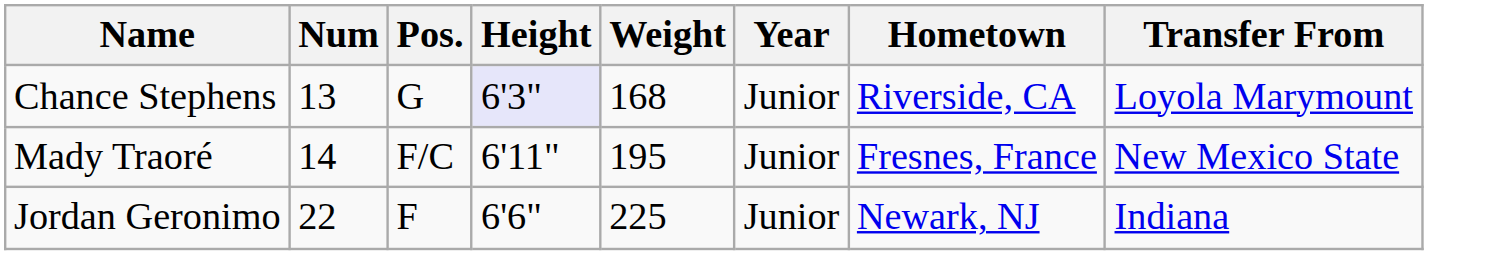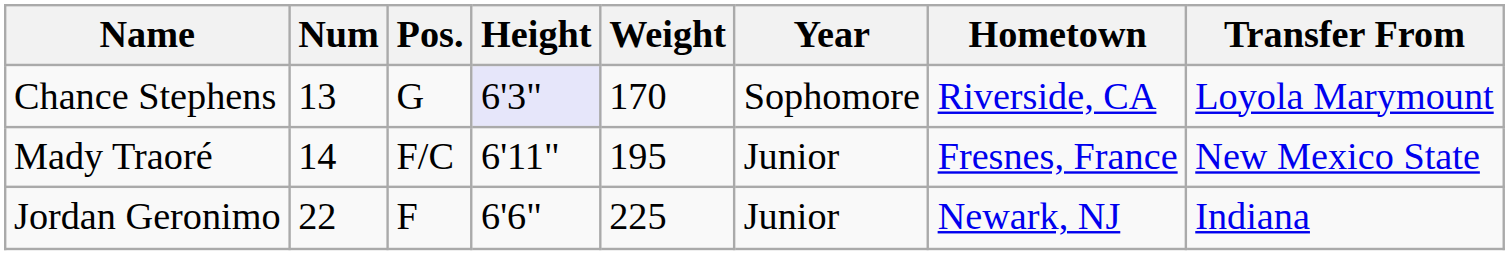(638, 95) 168 -> (638, 95) 170
(791, 95) Junior -> (832, 95) Sophomore
